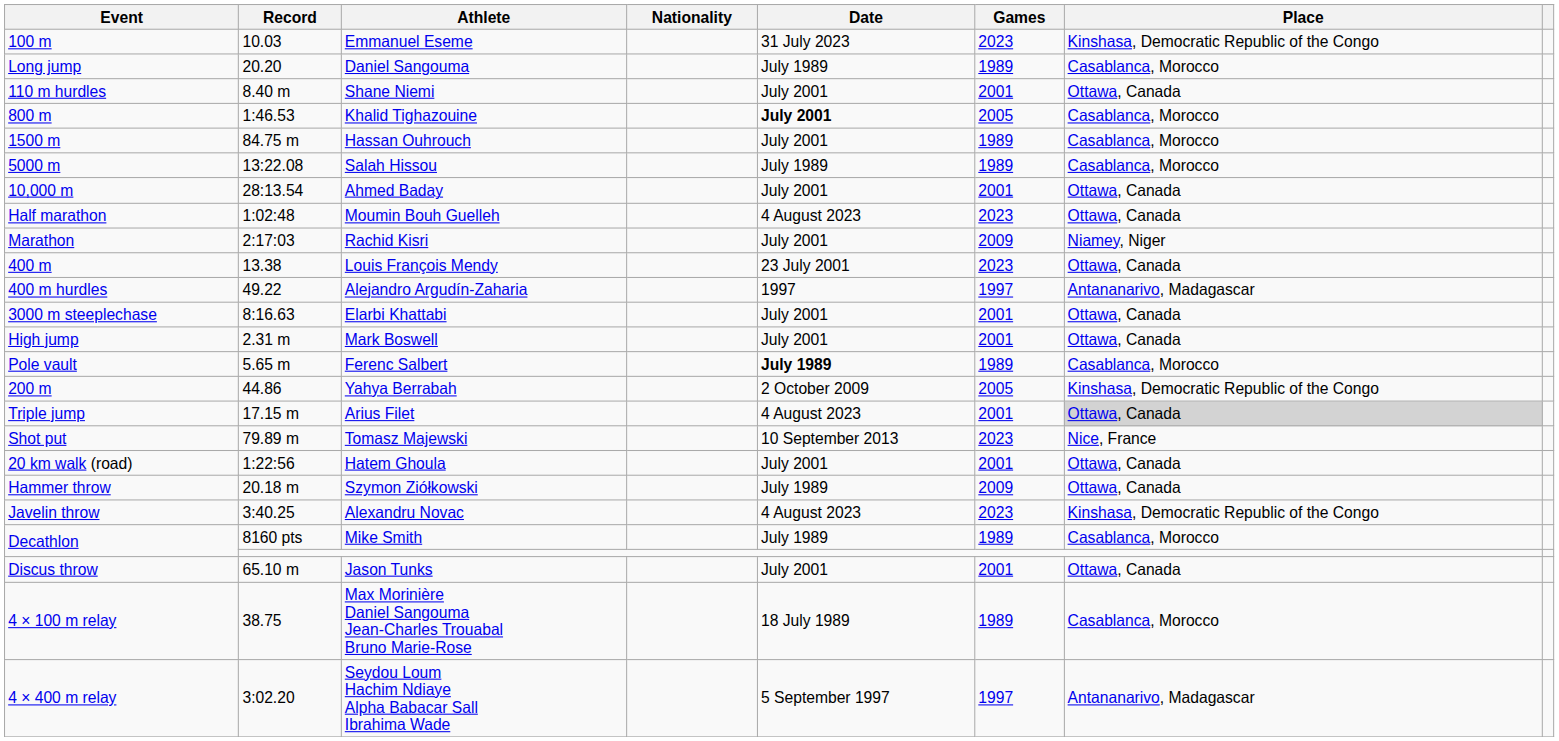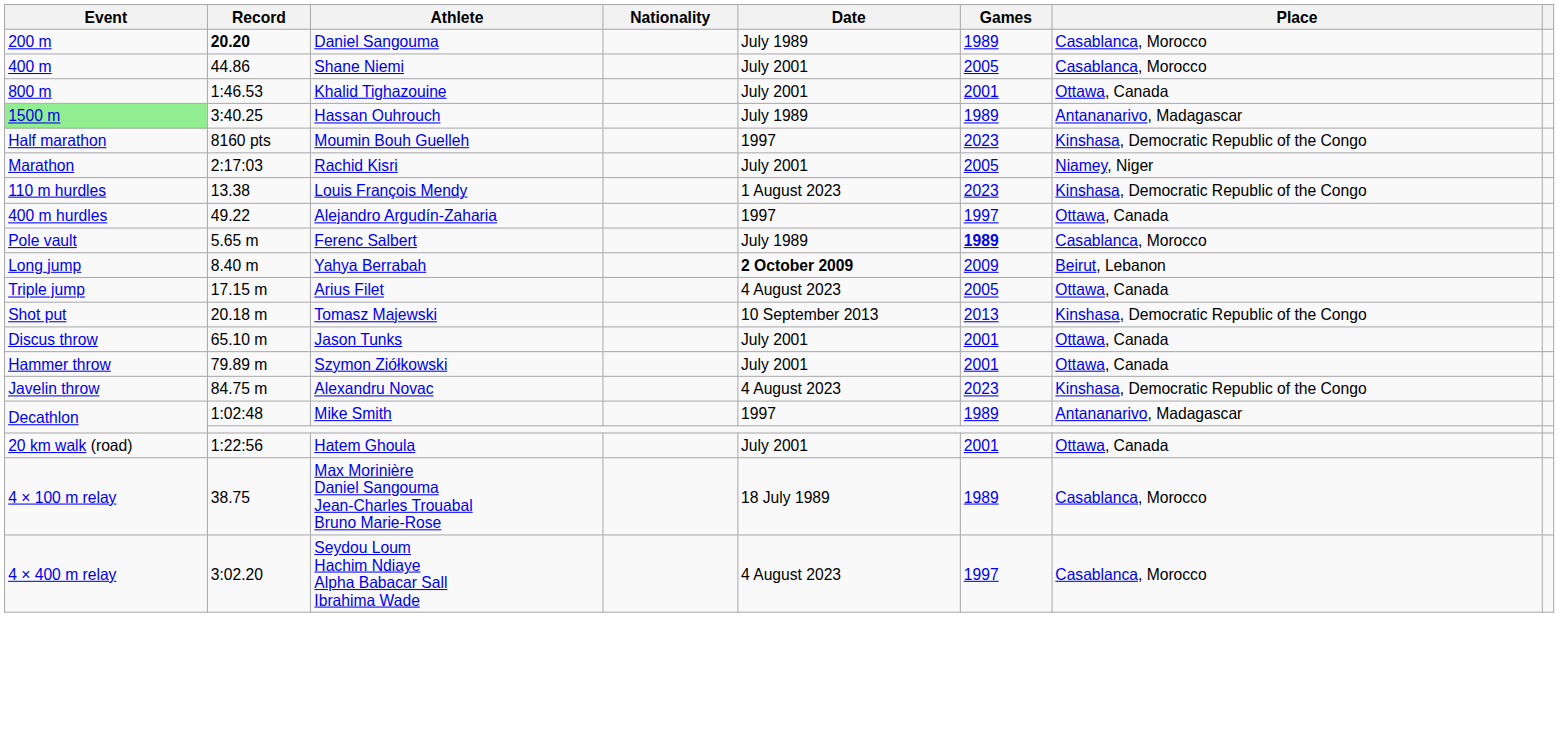- row: (409, 42)
(45, 67) Long jump -> (30, 42) 200 m
(262, 67) normal -> (230, 42) bold
(57, 91) 110 m hurdles -> (30, 67) 400 m
(266, 91) 8.40 m -> (230, 67) 44.86
(996, 91) 2001 -> (981, 67) 2005
(1124, 91) Ottawa, Canada -> (1131, 67) Casablanca, Morocco
(796, 116) bold -> (775, 91) normal
(996, 116) 2005 -> (981, 91) 2001
(1143, 116) Casablanca, Morocco -> (1112, 91) Ottawa, Canada
(34, 141) no background -> (34, 116) lightgreen background
(271, 141) 84.75 m -> (237, 116) 3:40.25
(794, 141) July 2001 -> (775, 116) July 1989
(1143, 141) Casablanca, Morocco -> (1149, 116) Antananarivo, Madagascar
- row: (391, 166)
- row: (394, 191)
(269, 215) 1:02:48 -> (241, 141) 8160 pts
(811, 215) 4 August 2023 -> (758, 141) 1997
(1124, 215) Ottawa, Canada -> (1211, 141) Kinshasa, Democratic Republic of the Congo
(996, 240) 2009 -> (981, 166) 2005
(30, 265) 400 m -> (57, 191) 110 m hurdles
(805, 265) 23 July 2001 -> (791, 191) 1 August 2023
(1124, 265) Ottawa, Canada -> (1211, 191) Kinshasa, Democratic Republic of the Congo
(1161, 290) Antananarivo, Madagascar -> (1112, 215) Ottawa, Canada
- row: (396, 315)
- row: (391, 339)
(796, 364) bold -> (775, 240) normal
(996, 364) normal -> (981, 240) bold
(30, 389) 200 m -> (45, 265) Long jump
(262, 389) 44.86 -> (235, 265) 8.40 m
(815, 389) normal -> (797, 265) bold
(996, 389) 2005 -> (981, 265) 2009
(1223, 389) Kinshasa, Democratic Republic of the Congo -> (1111, 265) Beirut, Lebanon
(996, 414) 2001 -> (981, 290) 2005
(1124, 414) lightgrey background -> (1112, 290) no background
(271, 438) 79.89 m -> (239, 315) 20.18 m
(996, 438) 2023 -> (981, 315) 2013
(1112, 438) Nice, France -> (1211, 315) Kinshasa, Democratic Republic of the Congo
rows swapped: (389, 570) <-> (395, 463)
(271, 488) 20.18 m -> (239, 364) 79.89 m
(794, 488) July 1989 -> (775, 364) July 2001
(996, 488) 2009 -> (981, 364) 2001
(269, 513) 3:40.25 -> (239, 389) 84.75 m
(272, 538) 8160 pts -> (237, 414) 1:02:48
(794, 538) July 1989 -> (758, 414) 1997
(1143, 538) Casablanca, Morocco -> (1149, 414) Antananarivo, Madagascar
(825, 698) 5 September 1997 -> (791, 574) 4 August 2023
(1161, 698) Antananarivo, Madagascar -> (1131, 574) Casablanca, Morocco
